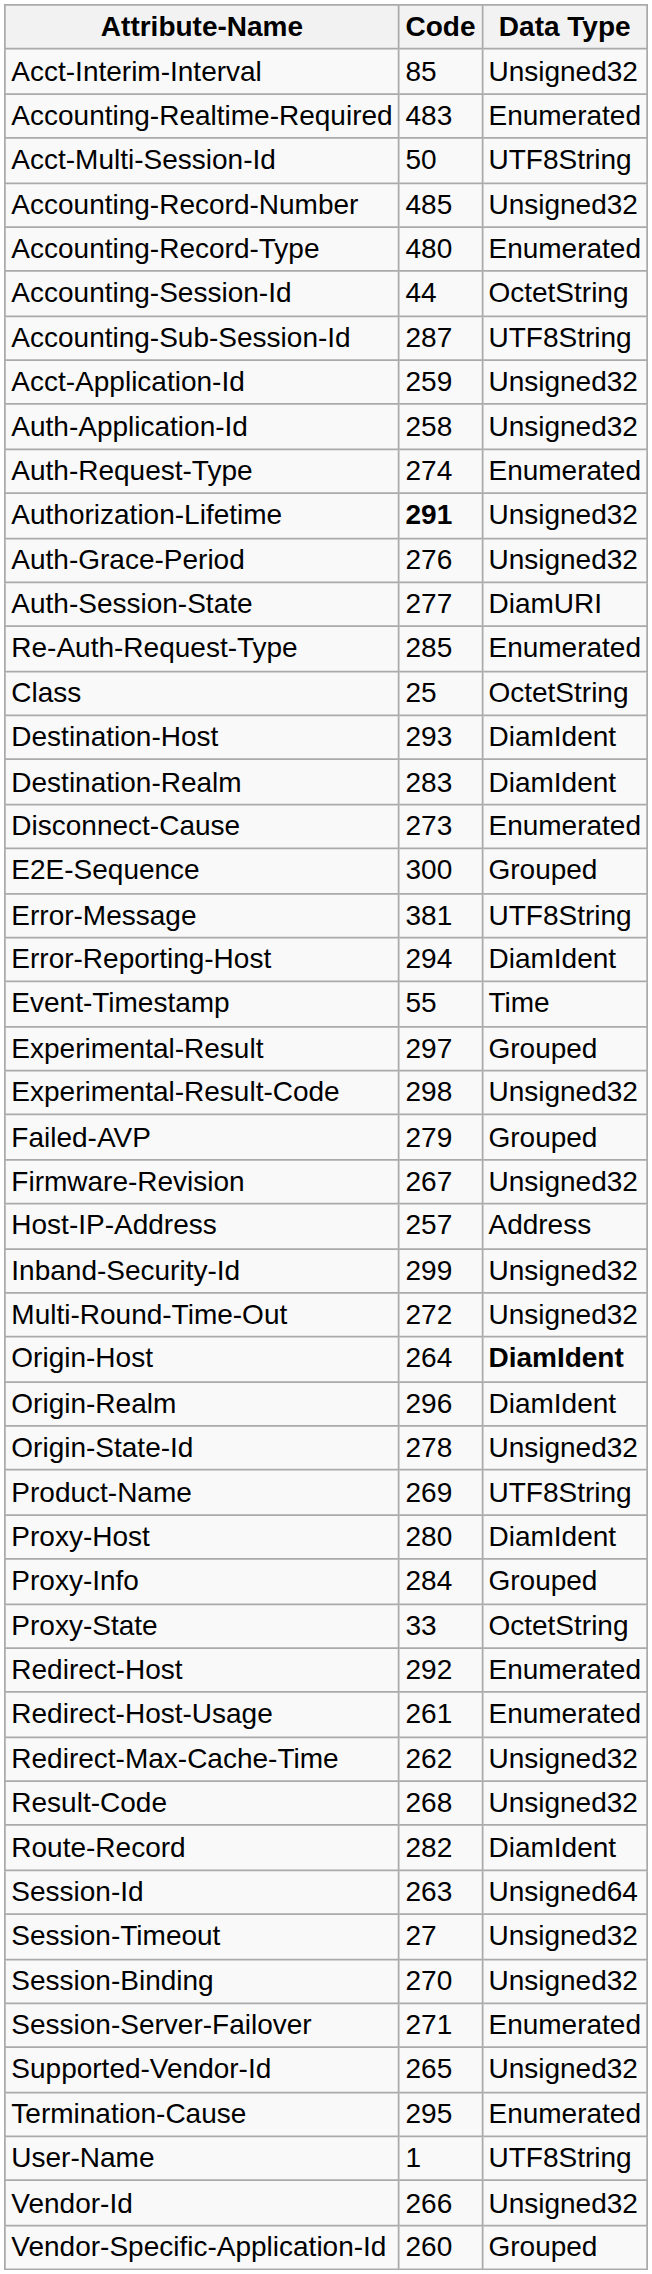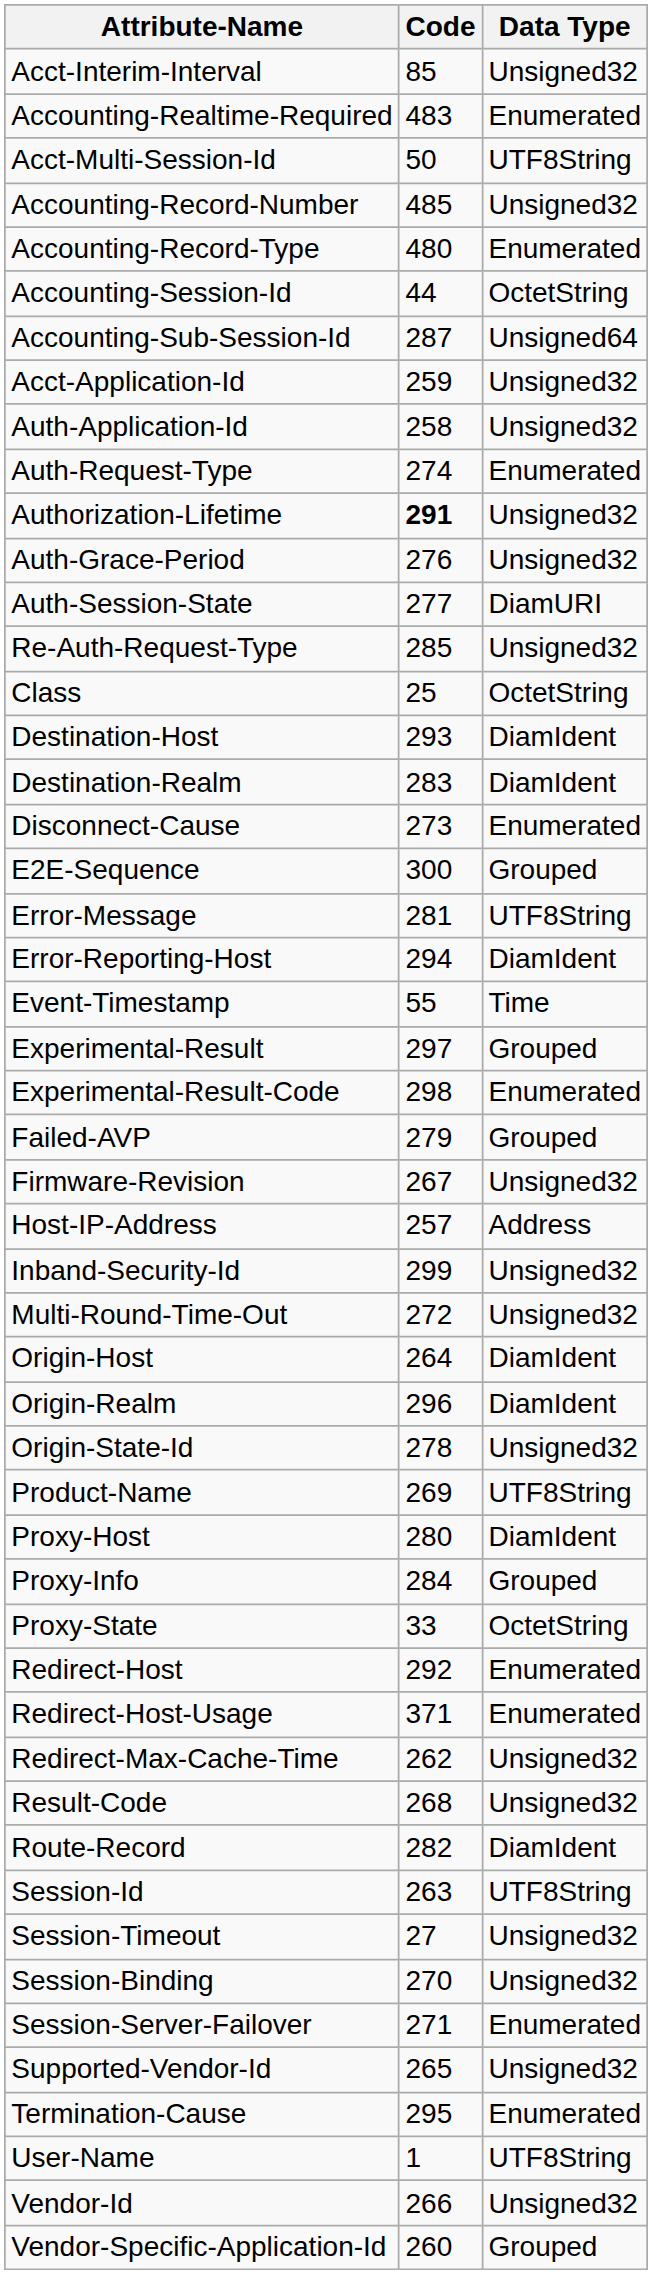(560, 337) UTF8String -> (563, 337) Unsigned64
(565, 648) Enumerated -> (563, 648) Unsigned32
(429, 914) 381 -> (429, 914) 281
(563, 1092) Unsigned32 -> (565, 1092) Enumerated
(556, 1358) bold -> (552, 1358) normal
(429, 1714) 261 -> (429, 1714) 371
(563, 1891) Unsigned64 -> (560, 1891) UTF8String
